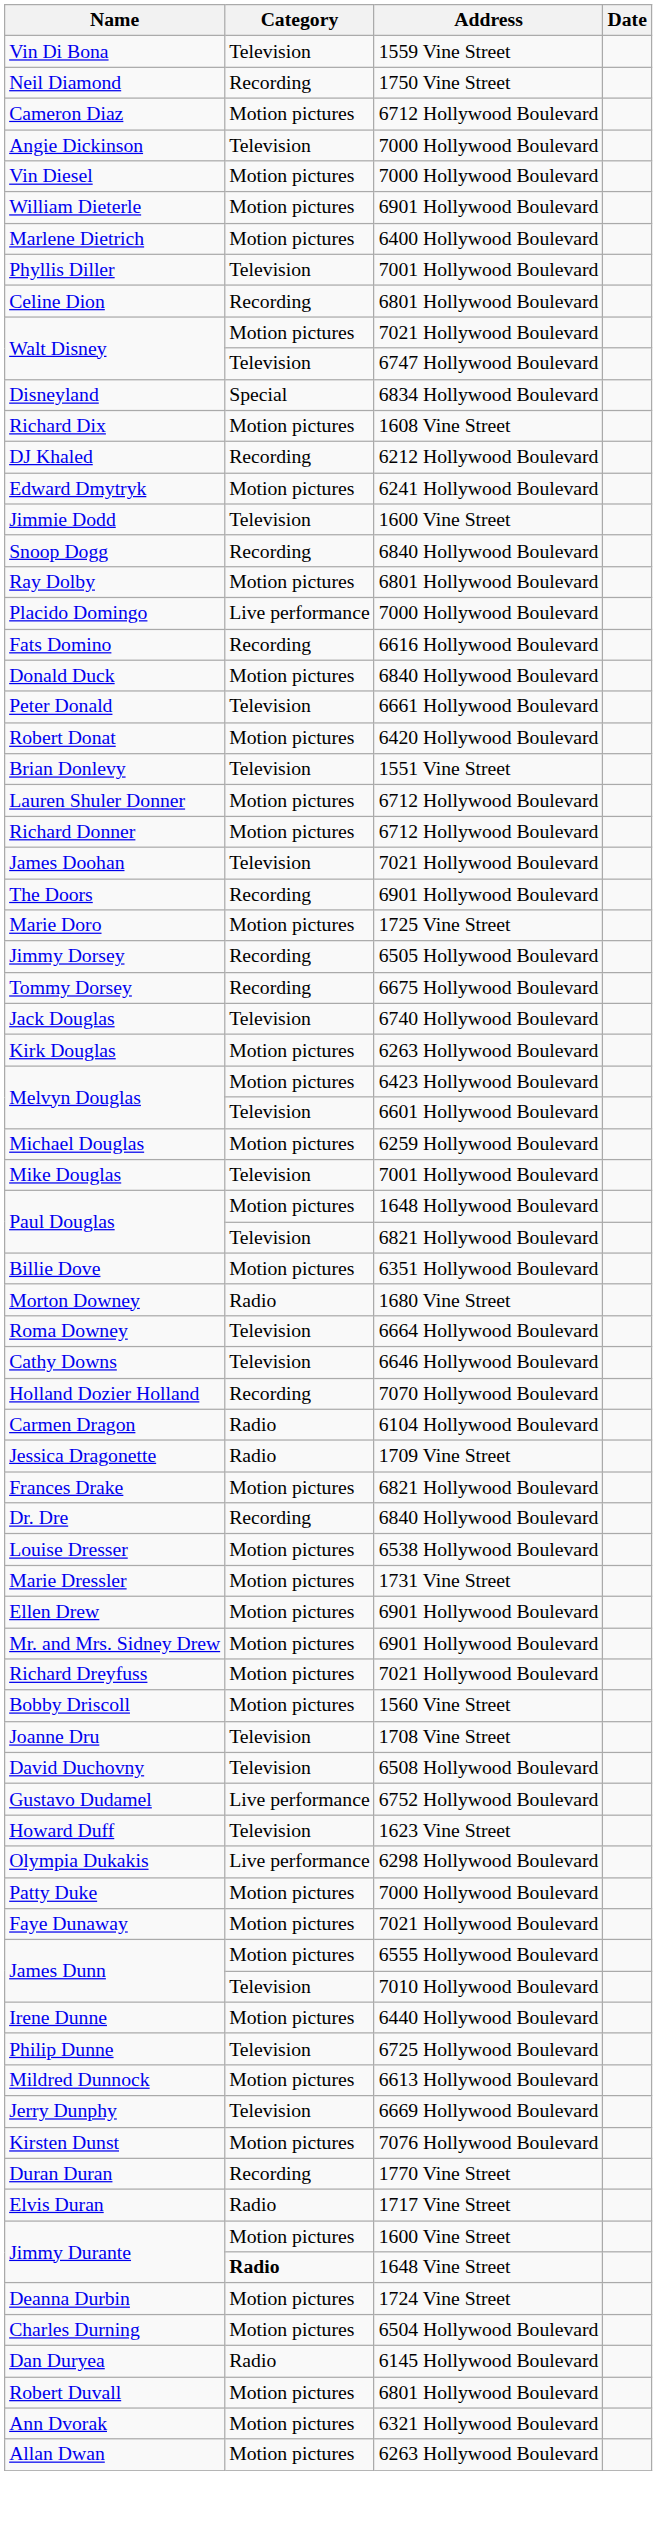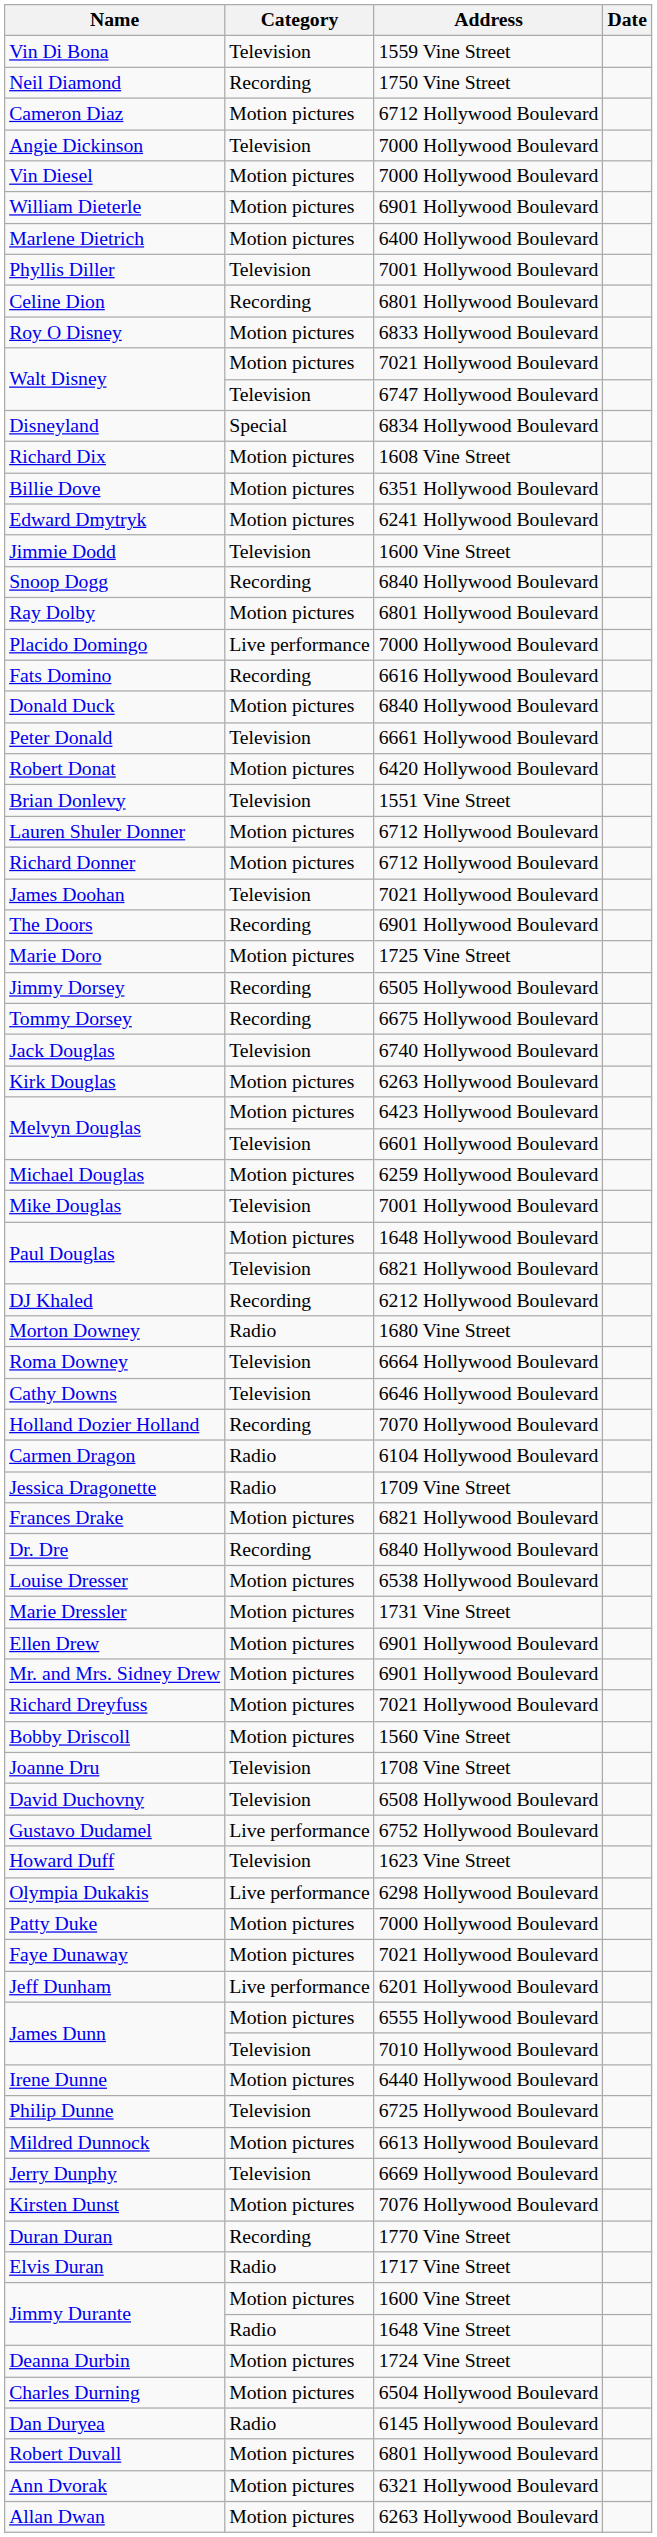+ row: (65, 332)
rows swapped: (51, 457) <-> (55, 1268)
+ row: (60, 1986)
(254, 2267) bold -> (253, 2329) normal
